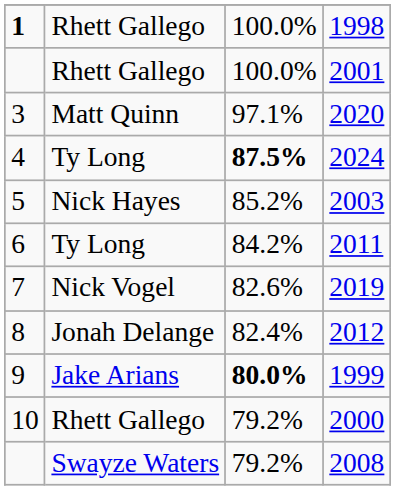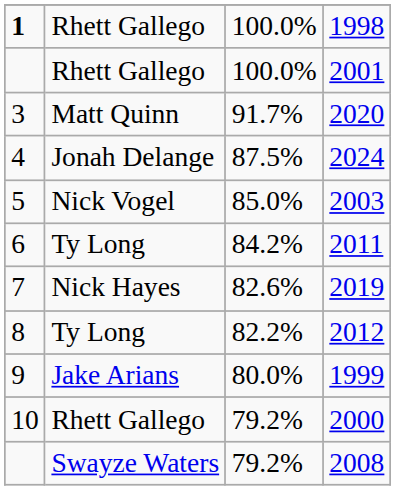(267, 113) 97.1% -> (267, 113) 91.7%
(98, 157) Ty Long -> (133, 157) Jonah Delange
(270, 157) bold -> (267, 157) normal
(116, 200) Nick Hayes -> (113, 200) Nick Vogel
(267, 200) 85.2% -> (267, 200) 85.0%
(113, 288) Nick Vogel -> (116, 288) Nick Hayes
(133, 331) Jonah Delange -> (98, 331) Ty Long
(267, 331) 82.4% -> (267, 331) 82.2%
(270, 375) bold -> (267, 375) normal
